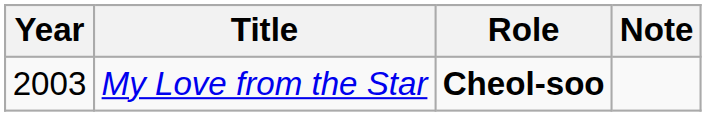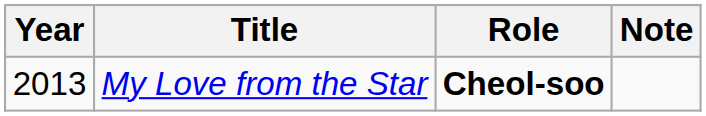(50, 83) 2003 -> (50, 83) 2013
